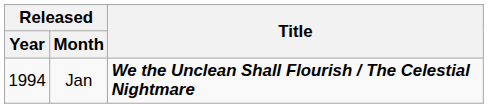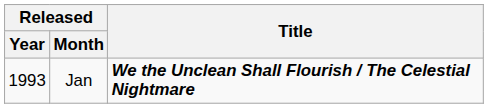(27, 80) 1994 -> (27, 80) 1993
